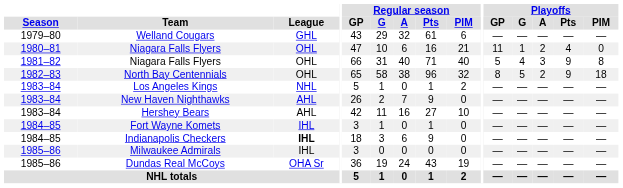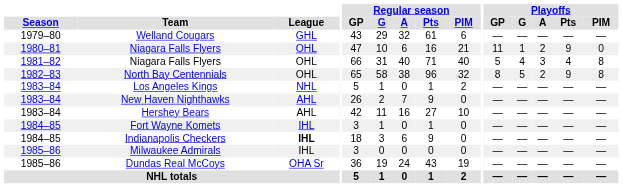(568, 48) 4 -> (568, 48) 9
(568, 61) 9 -> (568, 61) 4
(601, 74) 18 -> (601, 74) 8
